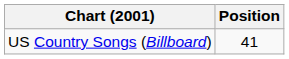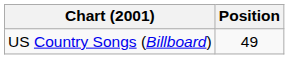(249, 41) 41 -> (249, 41) 49
